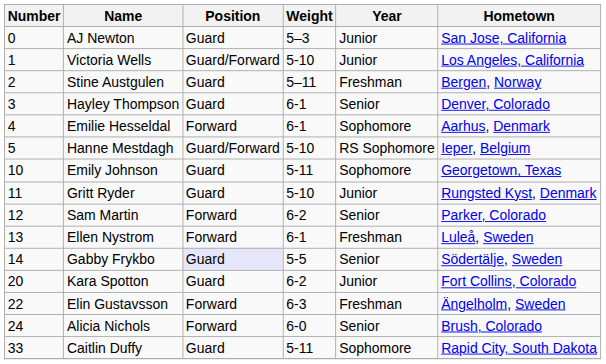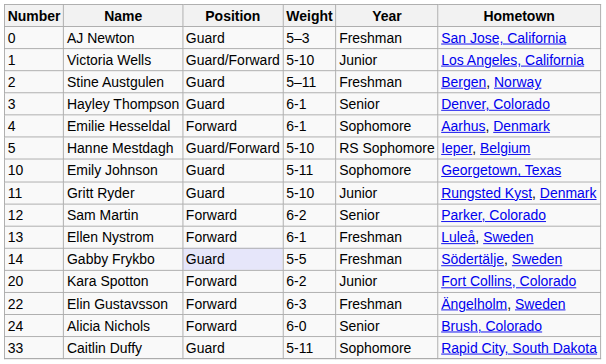(358, 38) Junior -> (371, 38) Freshman
(359, 259) Senior -> (371, 259) Freshman
(205, 281) Guard -> (211, 281) Forward
